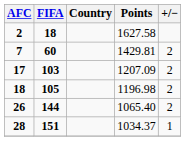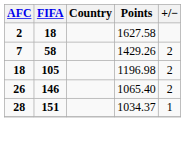(50, 51) 60 -> (50, 51) 58
(137, 51) 1429.81 -> (137, 51) 1429.26
- row: (19, 70)
(50, 107) 144 -> (50, 88) 146
